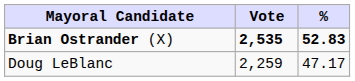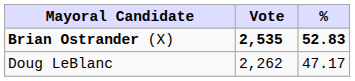(261, 64) 2,259 -> (261, 64) 2,262
